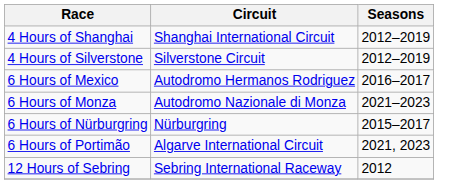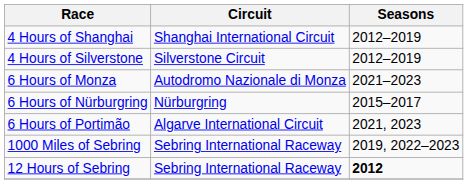- row: (63, 80)
+ row: (74, 146)
(377, 168) normal -> (368, 168) bold
